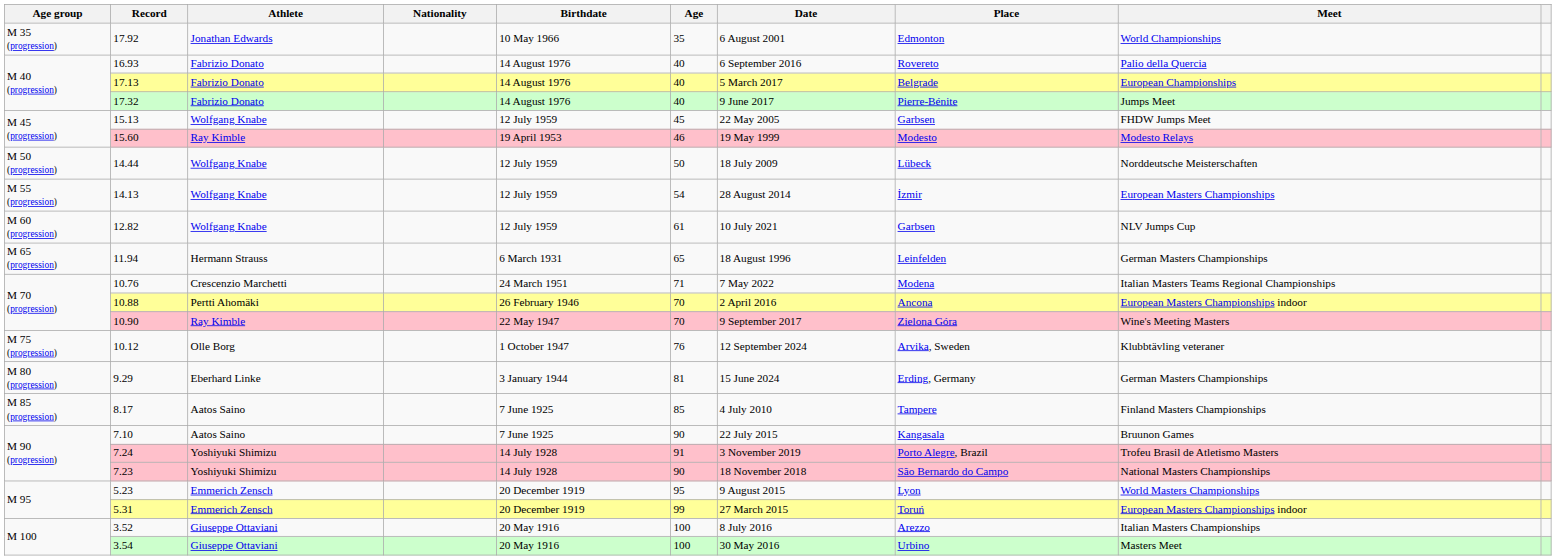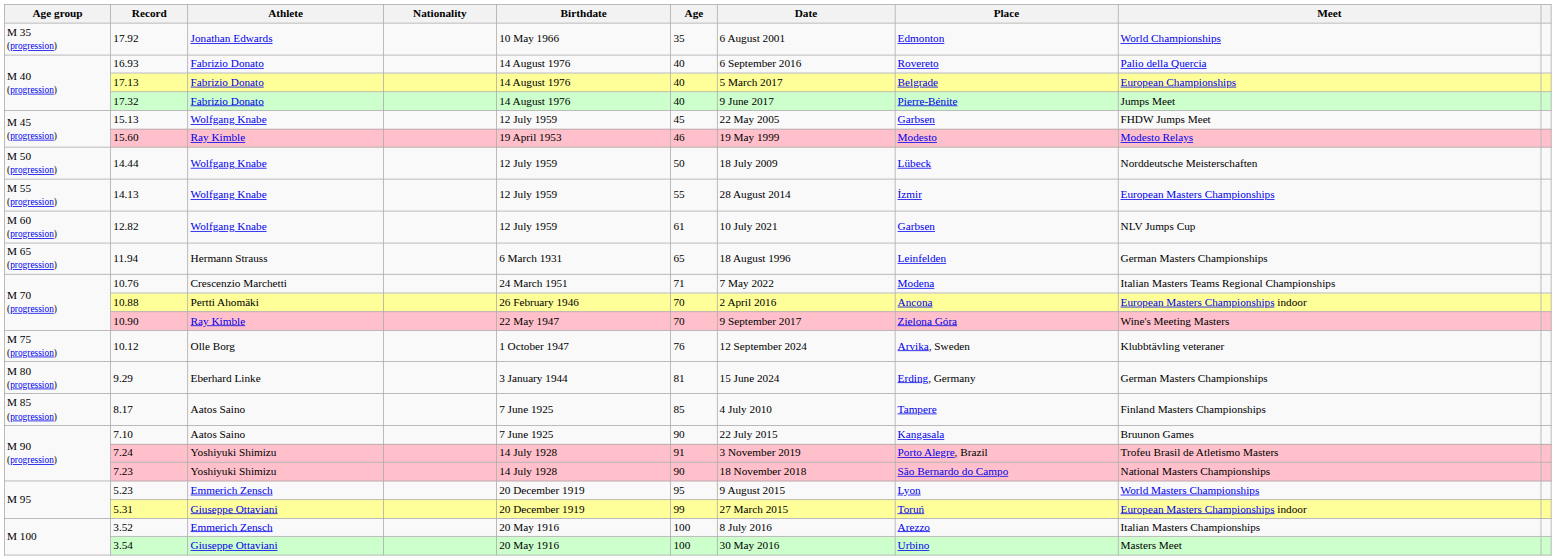(679, 195) 54 -> (679, 195) 55
(232, 509) Emmerich Zensch -> (234, 509) Giuseppe Ottaviani
(234, 527) Giuseppe Ottaviani -> (232, 527) Emmerich Zensch
